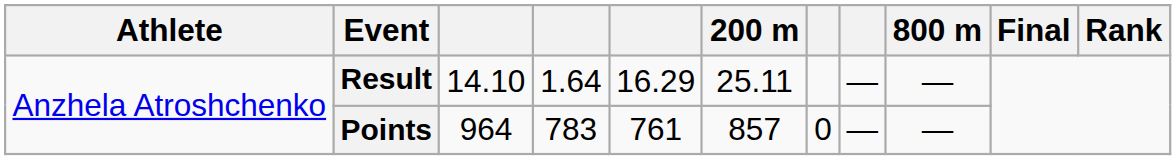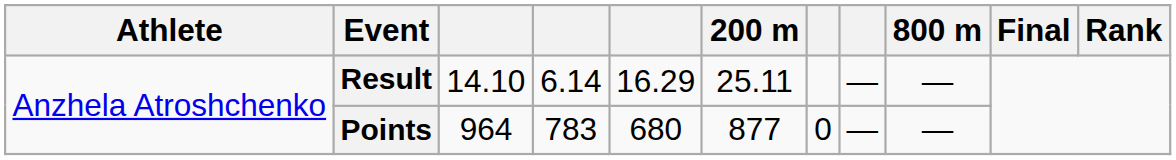(571, 80) 1.64 -> (571, 80) 6.14
(656, 130) 761 -> (656, 130) 680
(755, 130) 857 -> (755, 130) 877
